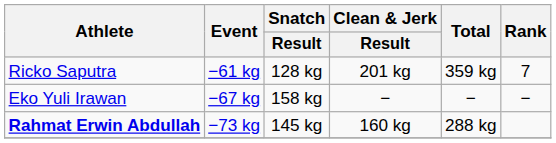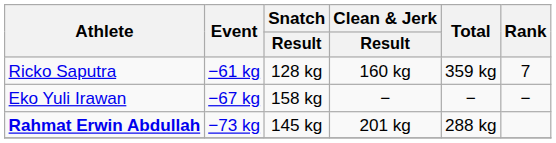(385, 71) 201 kg -> (385, 71) 160 kg
(385, 125) 160 kg -> (385, 125) 201 kg
